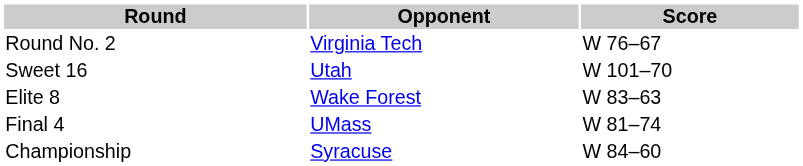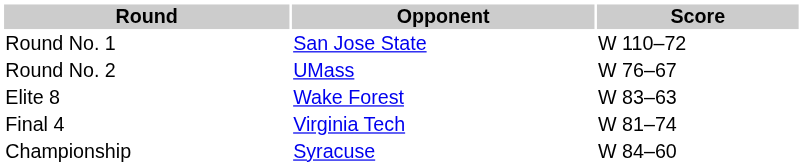+ row: (61, 43)
(366, 43) Virginia Tech -> (324, 70) UMass
- row: (46, 70)
(341, 124) UMass -> (349, 124) Virginia Tech
